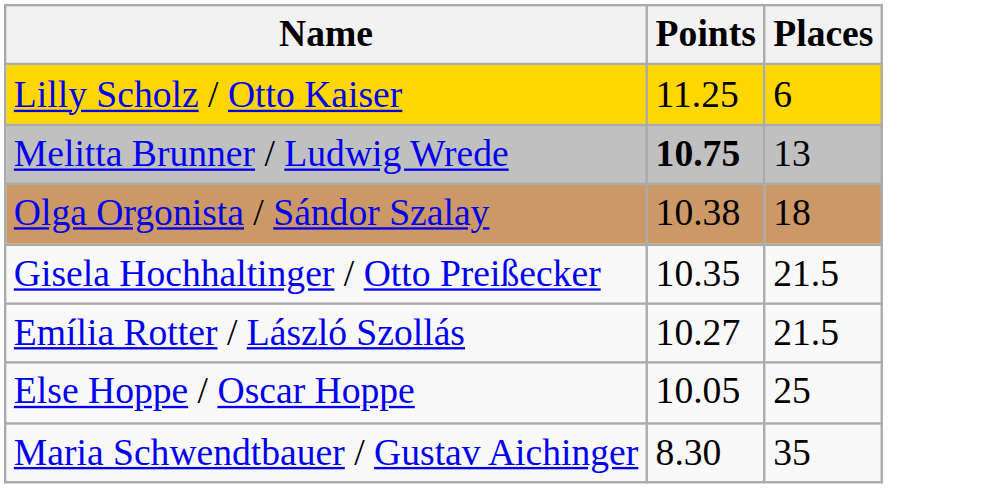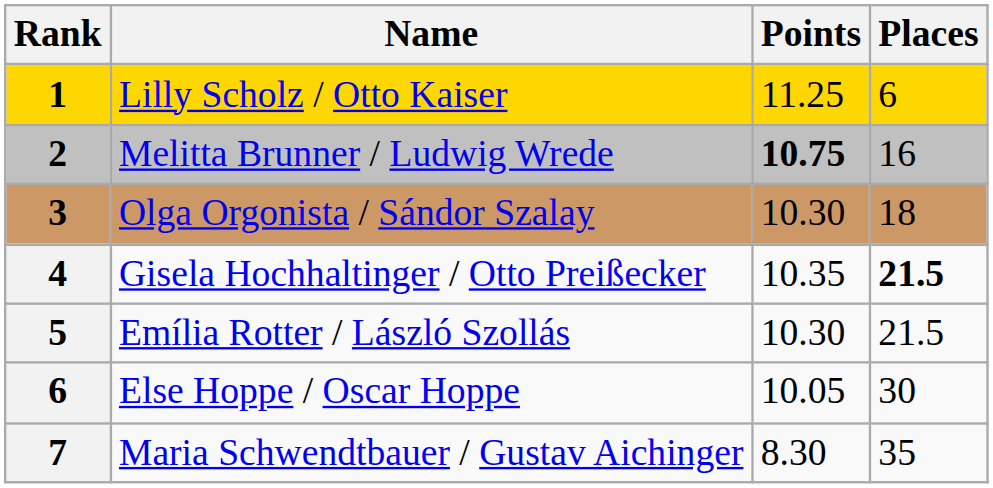+ column: (58, 34)
(792, 153) 13 -> (897, 153) 16
(698, 213) 10.38 -> (803, 213) 10.30
(806, 272) normal -> (911, 272) bold
(698, 332) 10.27 -> (803, 332) 10.30
(792, 392) 25 -> (897, 392) 30
